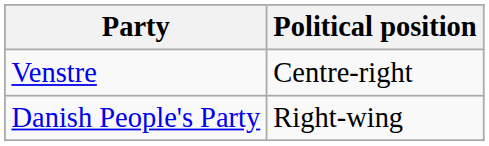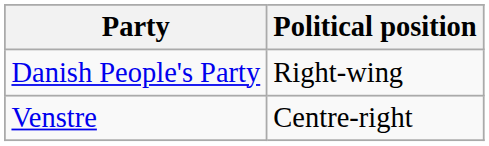rows swapped: (136, 117) <-> (54, 72)
